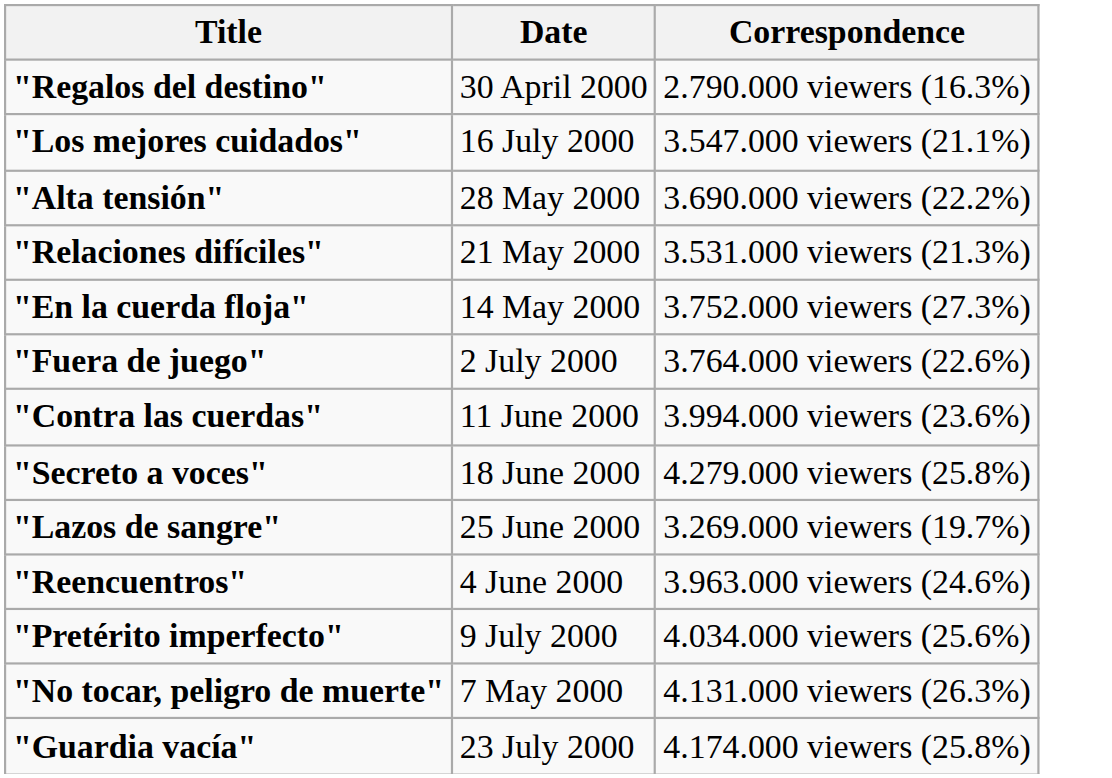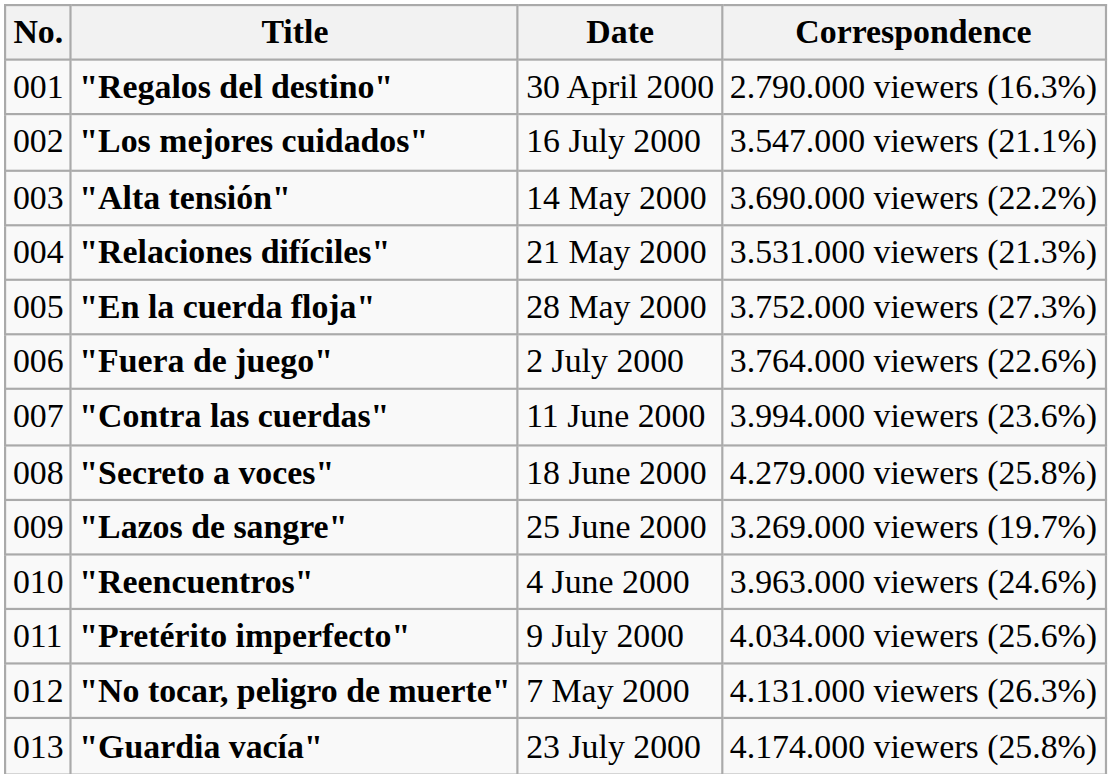+ column: (38, 31)
(550, 196) 28 May 2000 -> (616, 196) 14 May 2000
(550, 306) 14 May 2000 -> (616, 306) 28 May 2000
